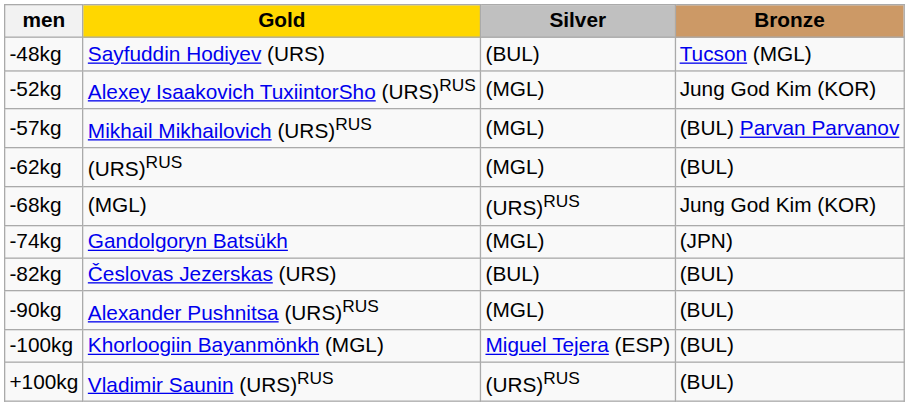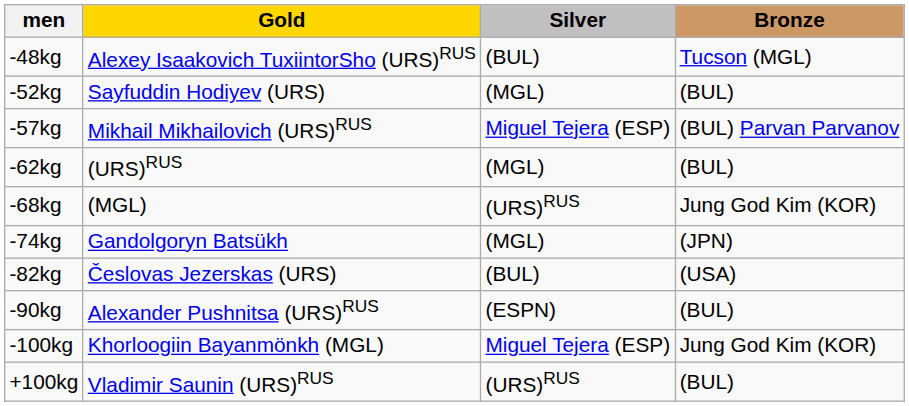(206, 53) Sayfuddin Hodiyev (URS) -> (282, 56) Alexey Isaakovich TuxiintorSho (URS)RUS
(282, 89) Alexey Isaakovich TuxiintorSho (URS)RUS -> (206, 92) Sayfuddin Hodiyev (URS)
(778, 89) Jung God Kim (KOR) -> (707, 92) (BUL)
(515, 128) (MGL) -> (578, 128) Miguel Tejera (ESP)
(707, 274) (BUL) -> (708, 274) (USA)
(515, 310) (MGL) -> (521, 310) (ESPN)
(707, 346) (BUL) -> (778, 346) Jung God Kim (KOR)
